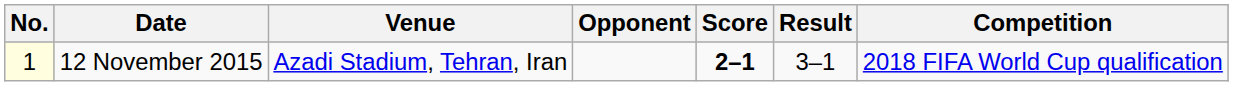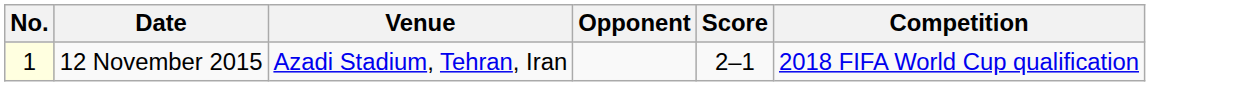- column: (815, 23)
(735, 61) bold -> (735, 61) normal
